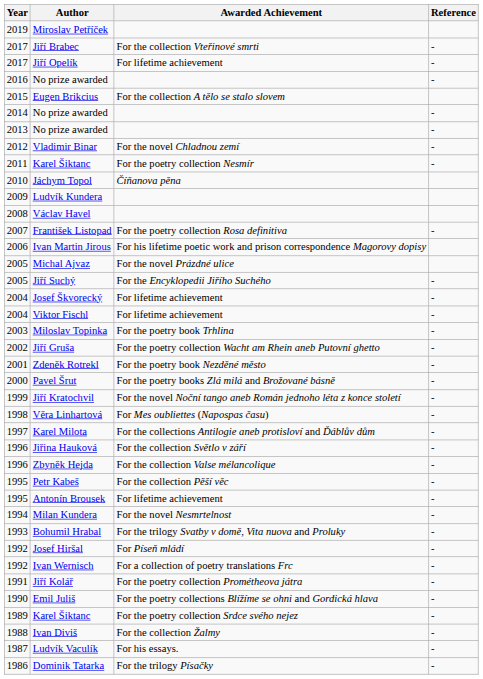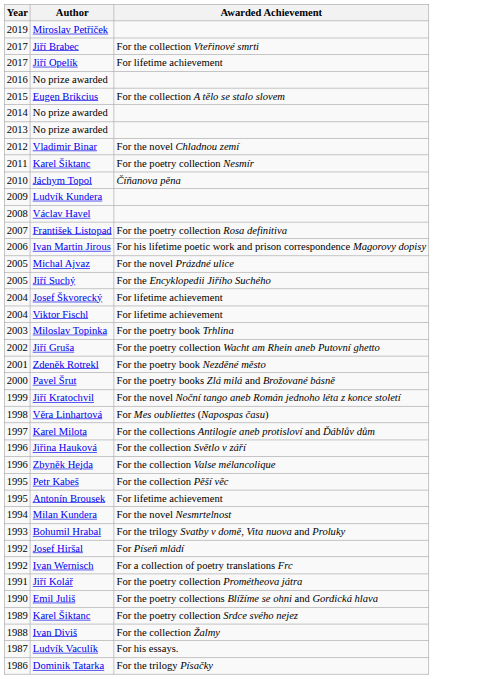- column: (453, 12)
